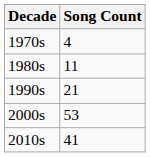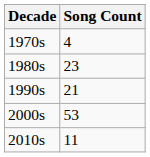(71, 66) 11 -> (71, 66) 23
(71, 139) 41 -> (71, 139) 11
